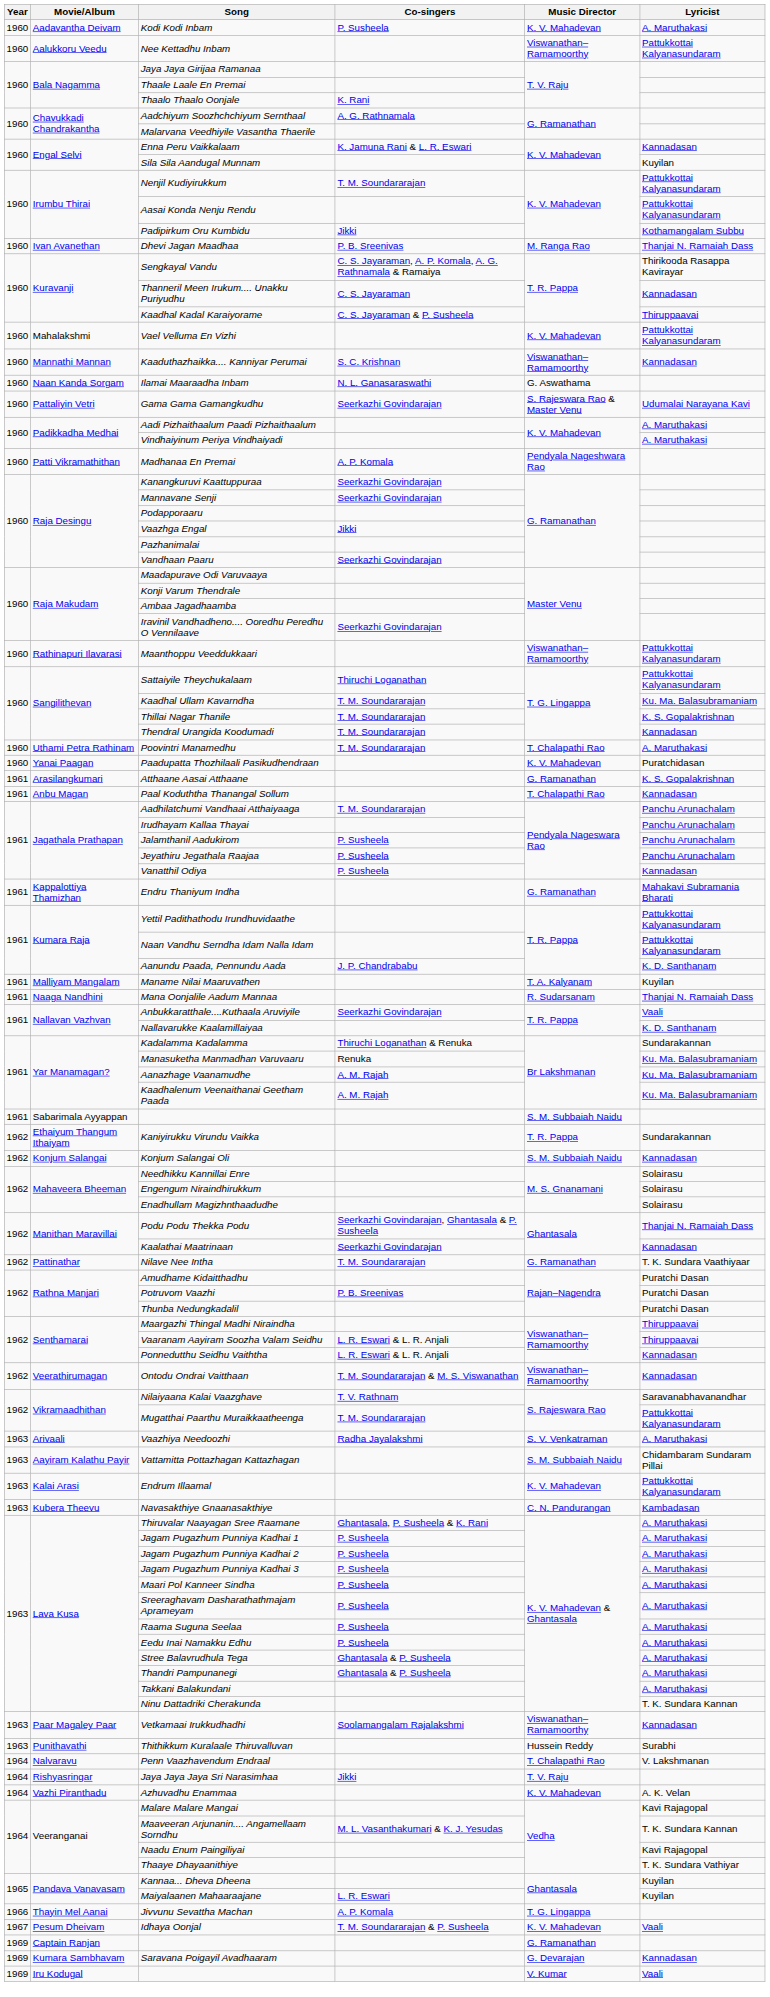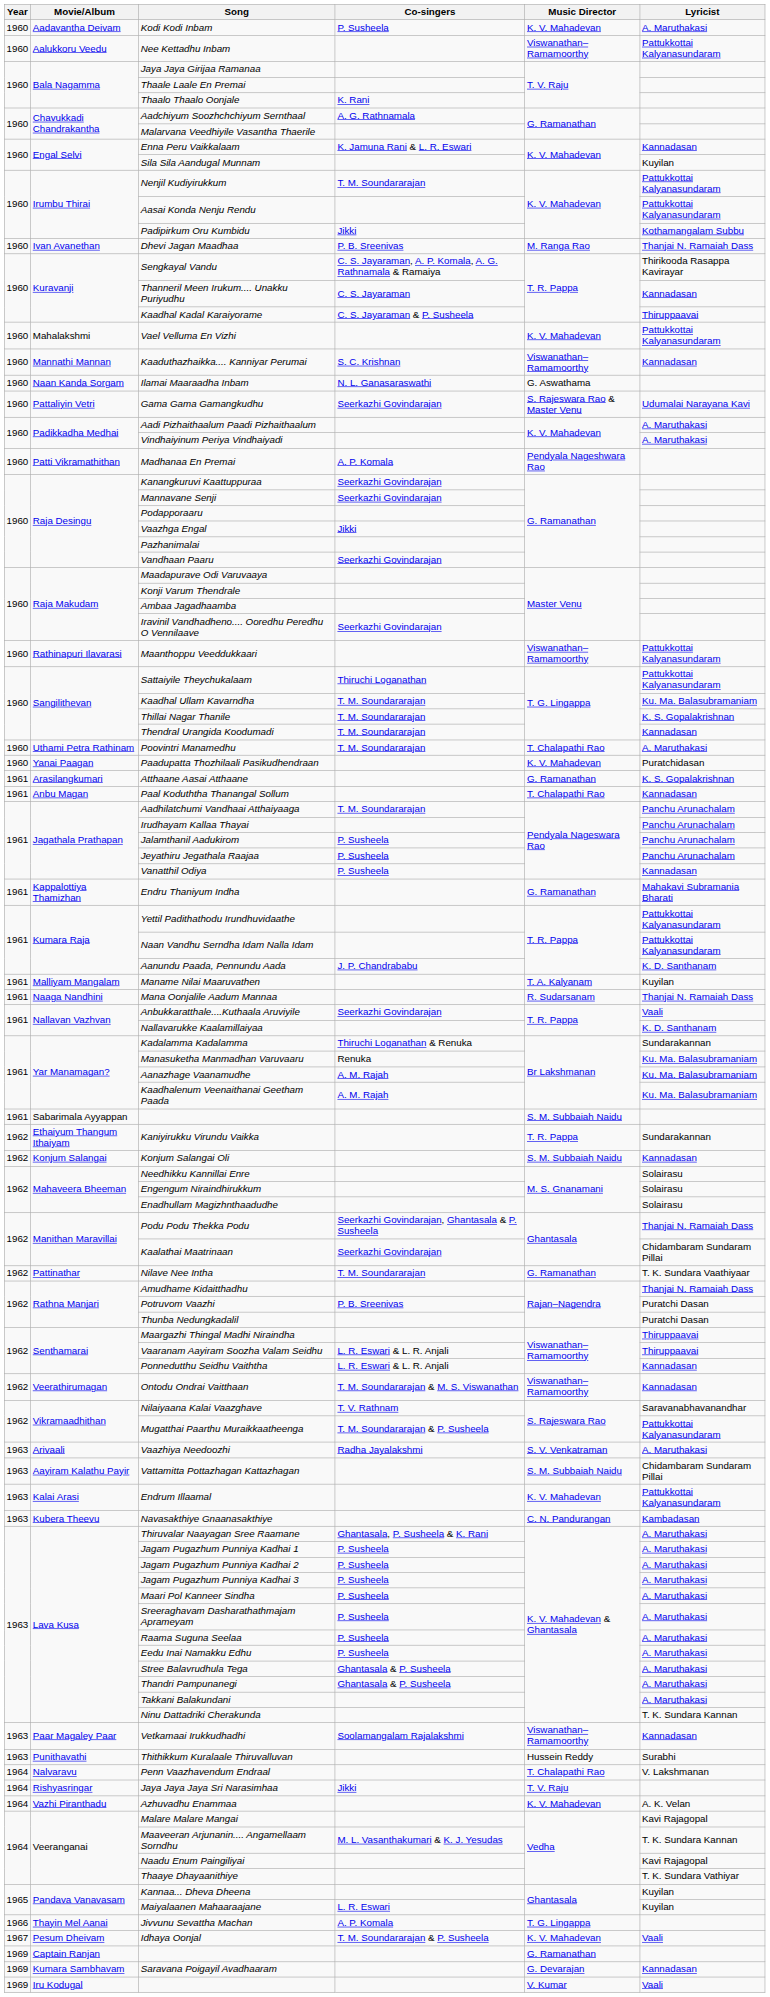(669, 1246) Kannadasan -> (697, 1252) Chidambaram Sundaram Pillai
(675, 1277) Puratchi Dasan -> (698, 1288) Thanjai N. Ramaiah Dass
(381, 1418) T. M. Soundararajan -> (413, 1429) T. M. Soundararajan & P. Susheela
